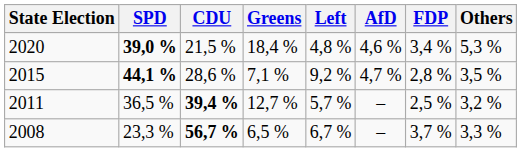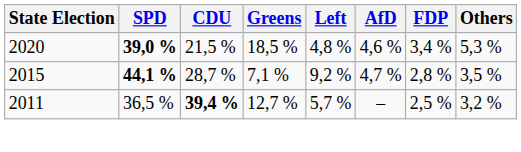(272, 47) 18,4 % -> (272, 47) 18,5 %
(210, 75) 28,6 % -> (210, 75) 28,7 %
- row: (27, 132)
